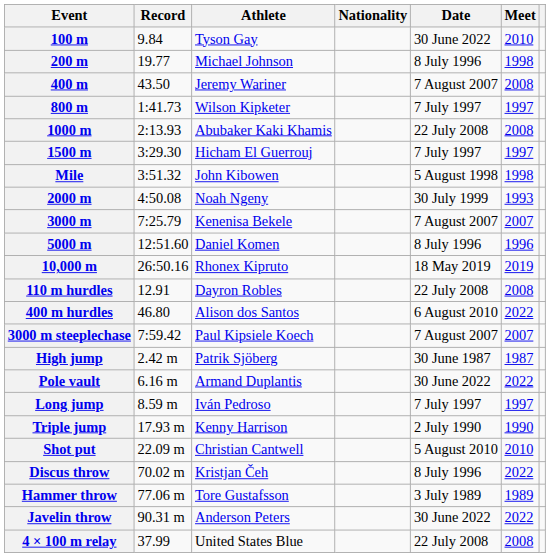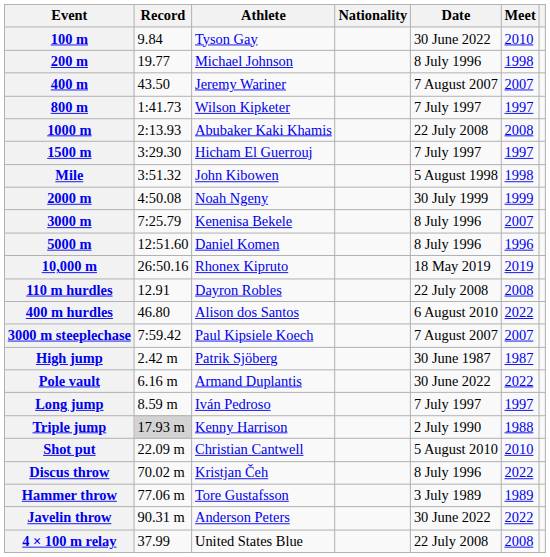(519, 84) 2008 -> (519, 84) 2007
(519, 198) 1993 -> (519, 198) 1999
(456, 221) 7 August 2007 -> (447, 221) 8 July 1996
(161, 426) no background -> (161, 426) lightgrey background
(519, 426) 1990 -> (519, 426) 1988
